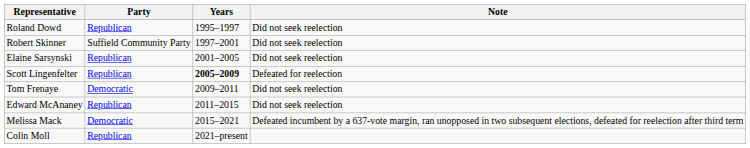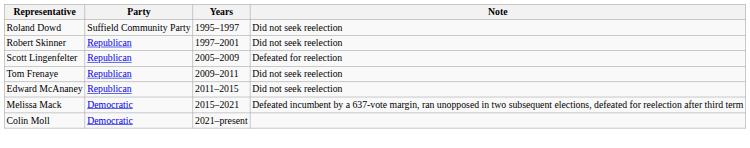(109, 27) Republican -> (139, 27) Suffield Community Party
(139, 43) Suffield Community Party -> (109, 43) Republican
- row: (39, 58)
(217, 74) bold -> (217, 58) normal
(110, 89) Democratic -> (109, 74) Republican
(109, 136) Republican -> (110, 120) Democratic
